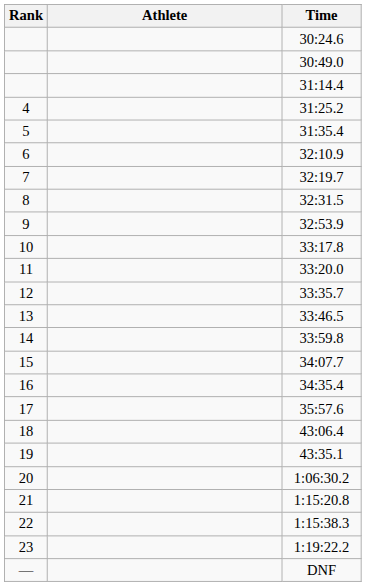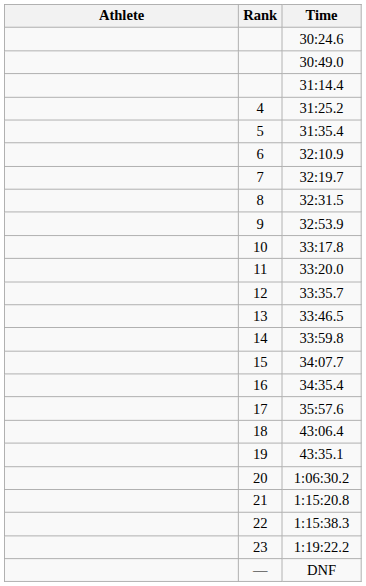columns swapped: (26, 16) <-> (165, 16)
